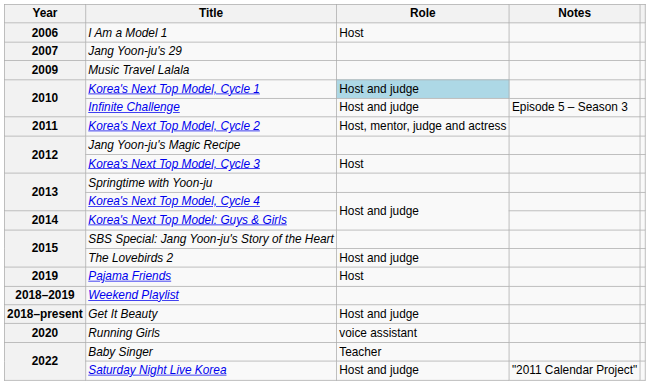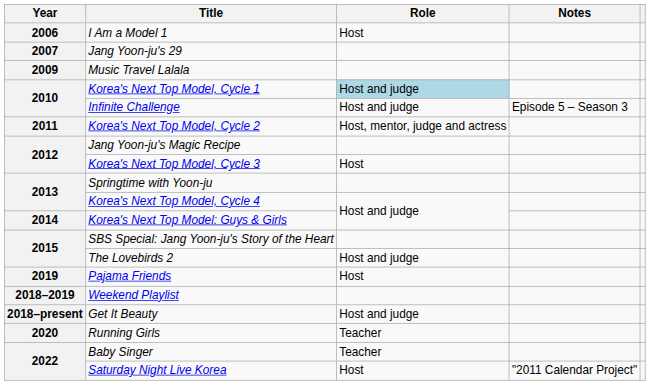(378, 333) voice assistant -> (360, 333) Teacher
(379, 370) Host and judge -> (351, 370) Host
